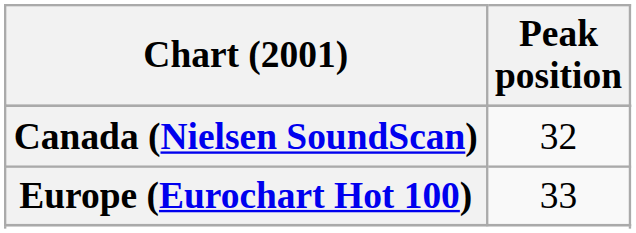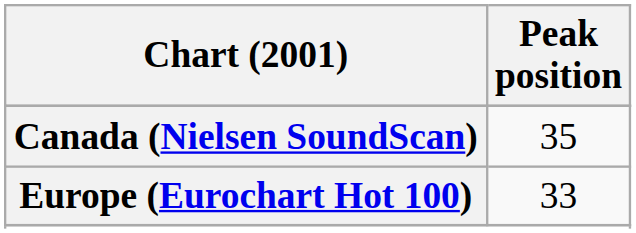(559, 135) 32 -> (559, 135) 35
